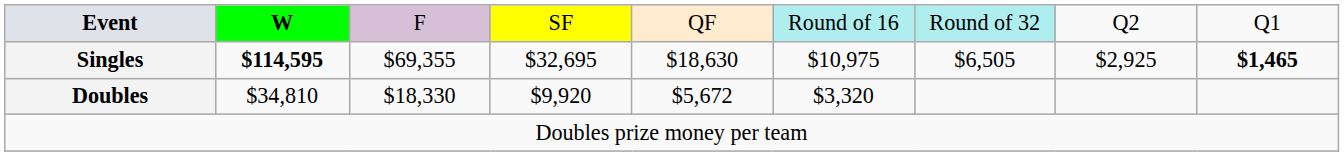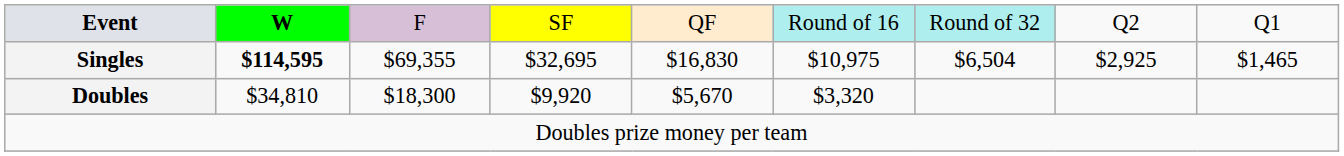(702, 59) $18,630 -> (702, 59) $16,830
(985, 59) $6,505 -> (985, 59) $6,504
(1267, 59) bold -> (1267, 59) normal
(420, 96) $18,330 -> (420, 96) $18,300
(702, 96) $5,672 -> (702, 96) $5,670
